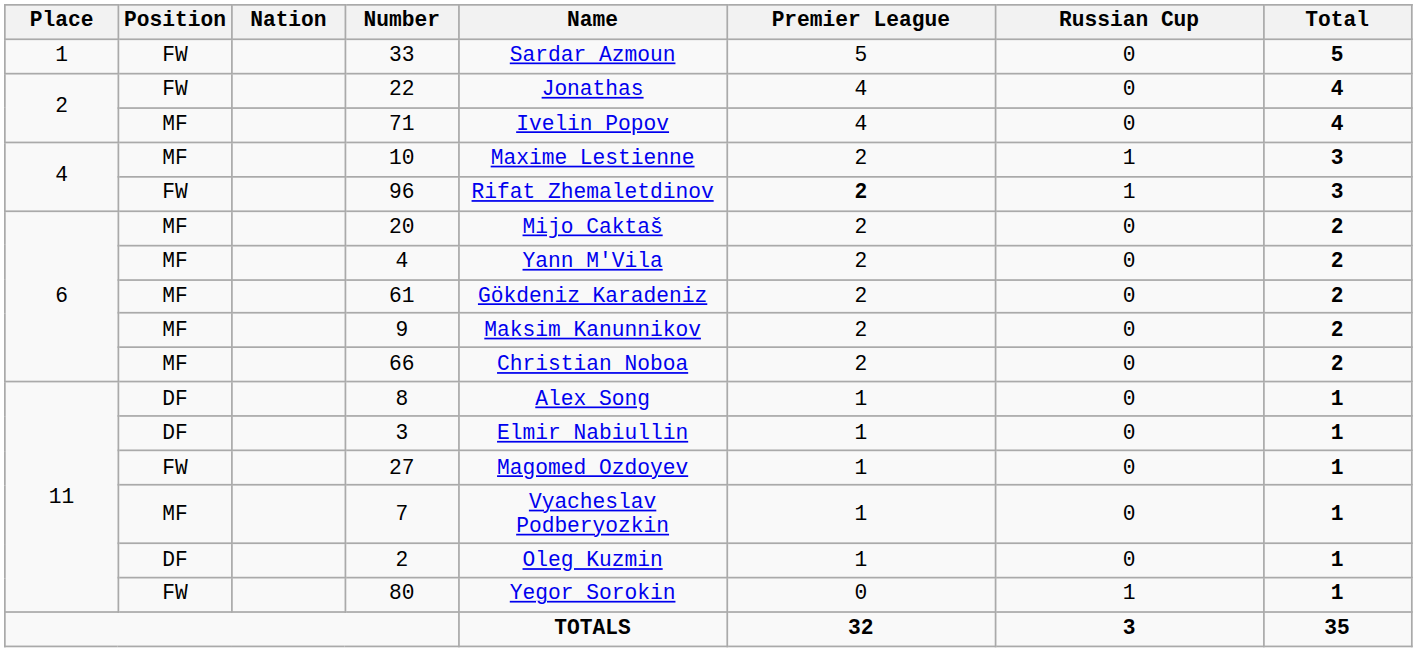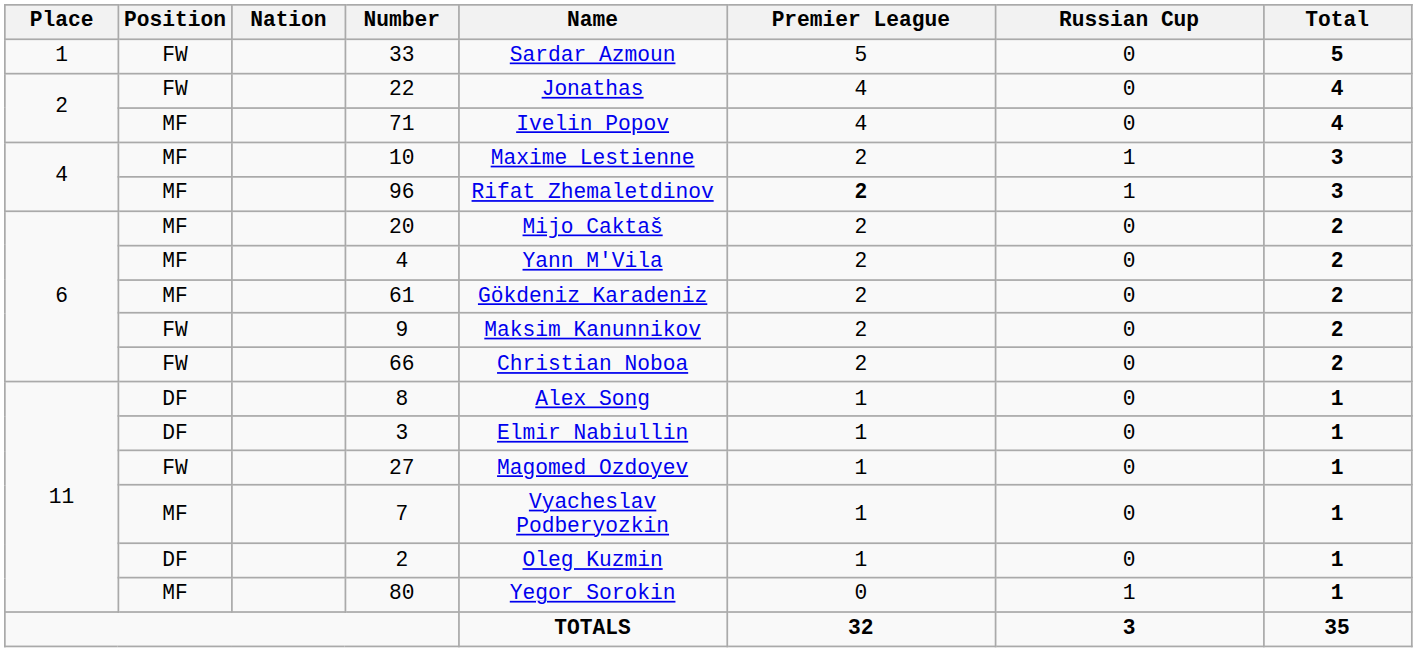(175, 194) FW -> (175, 194) MF
(175, 331) MF -> (175, 331) FW
(175, 365) MF -> (175, 365) FW
(175, 595) FW -> (175, 595) MF
